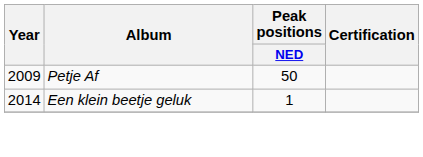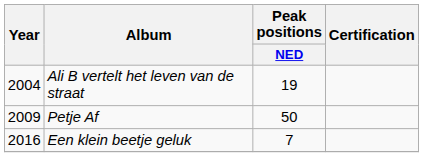+ row: (141, 85)
(24, 100) 2014 -> (24, 140) 2016
(289, 100) 1 -> (289, 140) 7
